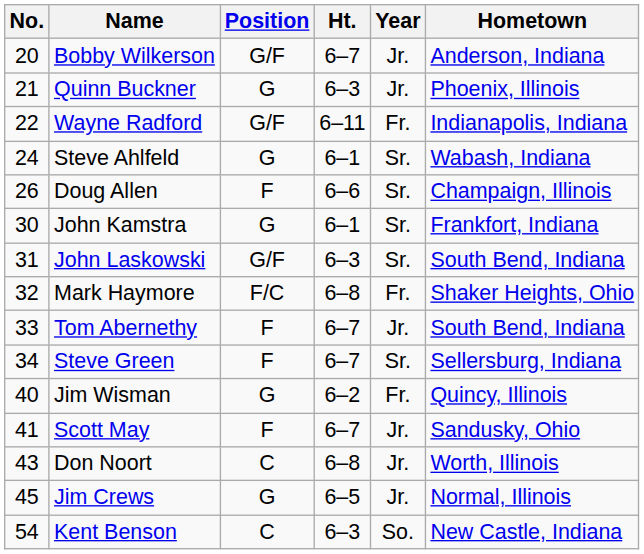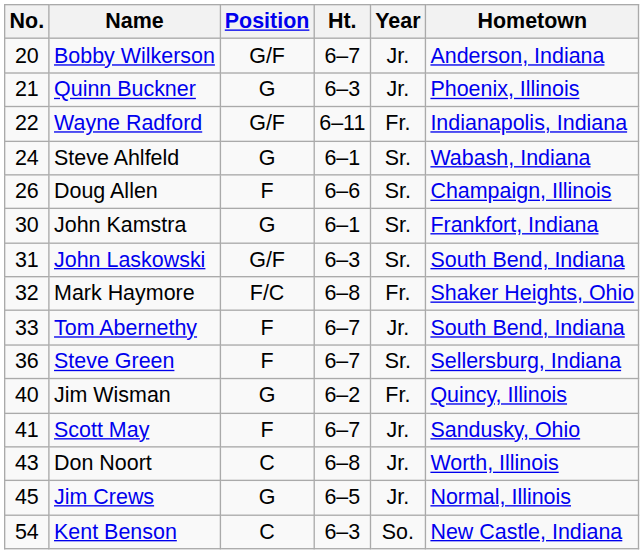(27, 361) 34 -> (27, 361) 36
